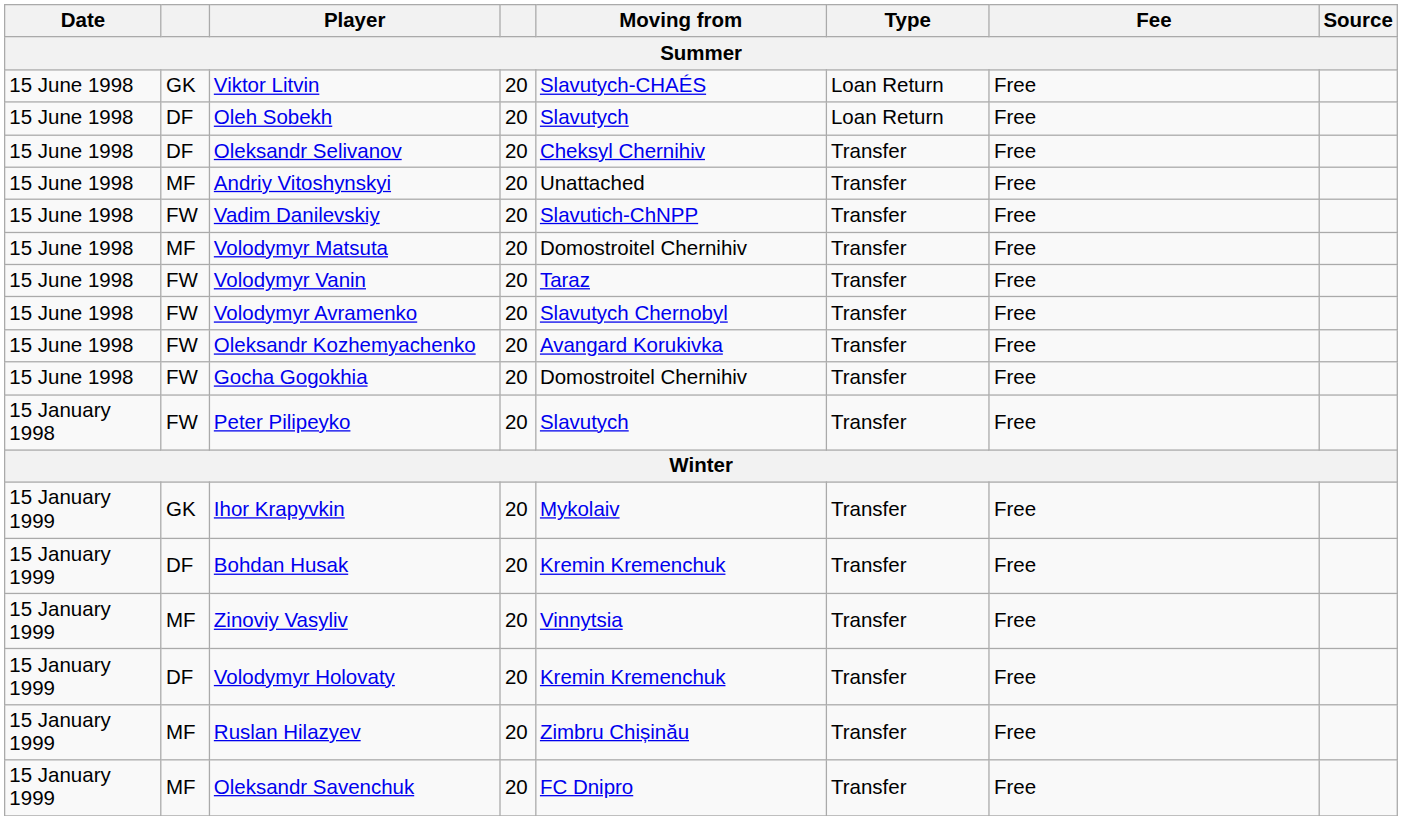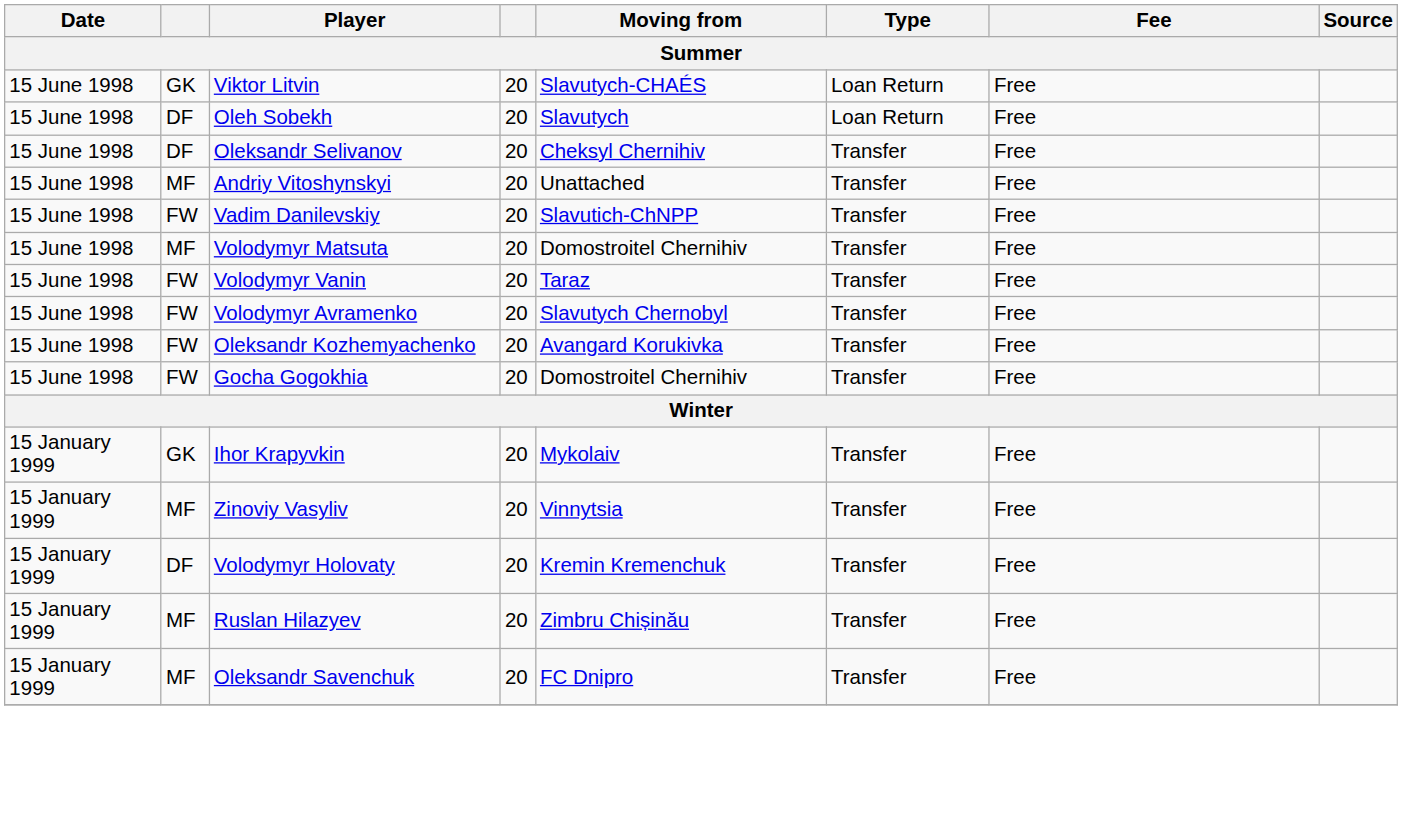- row: (282, 422)
- row: (281, 565)
